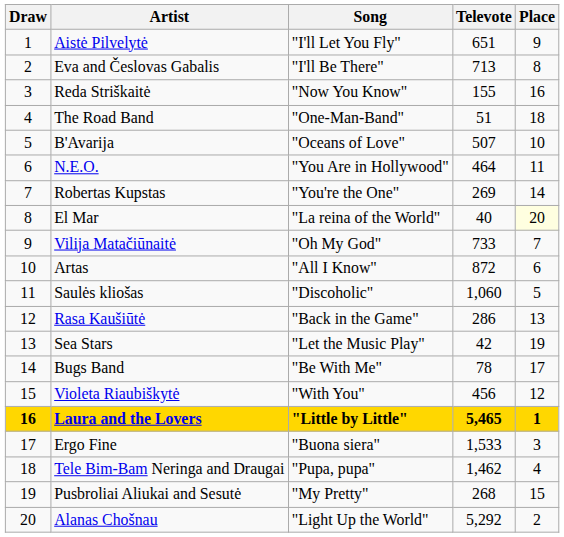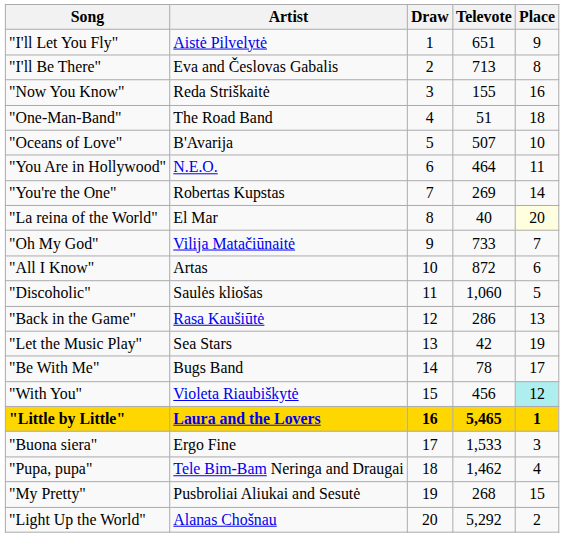columns swapped: (28, 17) <-> (370, 17)
(537, 393) no background -> (537, 393) paleturquoise background
